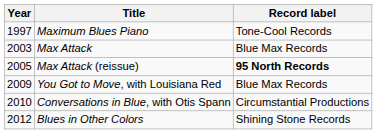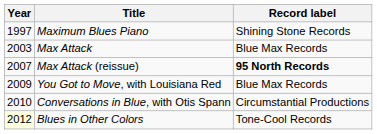(284, 31) Tone-Cool Records -> (293, 31) Shining Stone Records
(19, 66) 2005 -> (19, 66) 2007
(19, 119) no background -> (19, 119) lightyellow background
(293, 119) Shining Stone Records -> (284, 119) Tone-Cool Records
